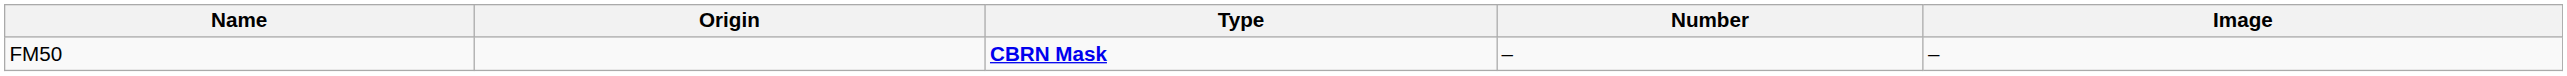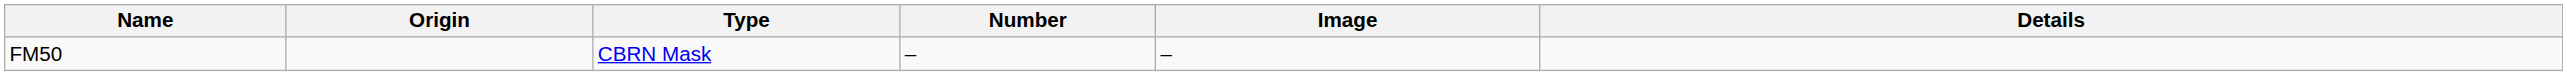+ column: (2051, 20)
(1048, 53) bold -> (655, 53) normal
